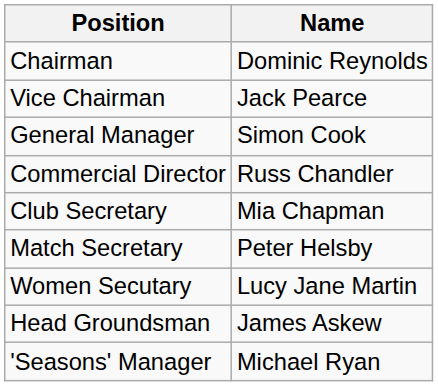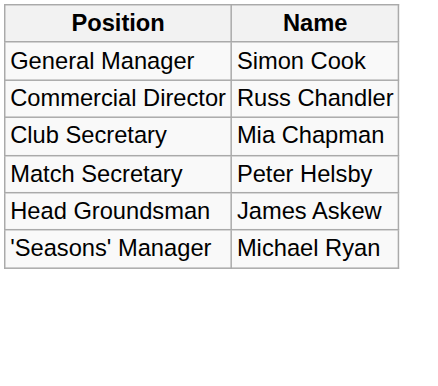- row: (62, 60)
- row: (88, 98)
- row: (101, 286)
